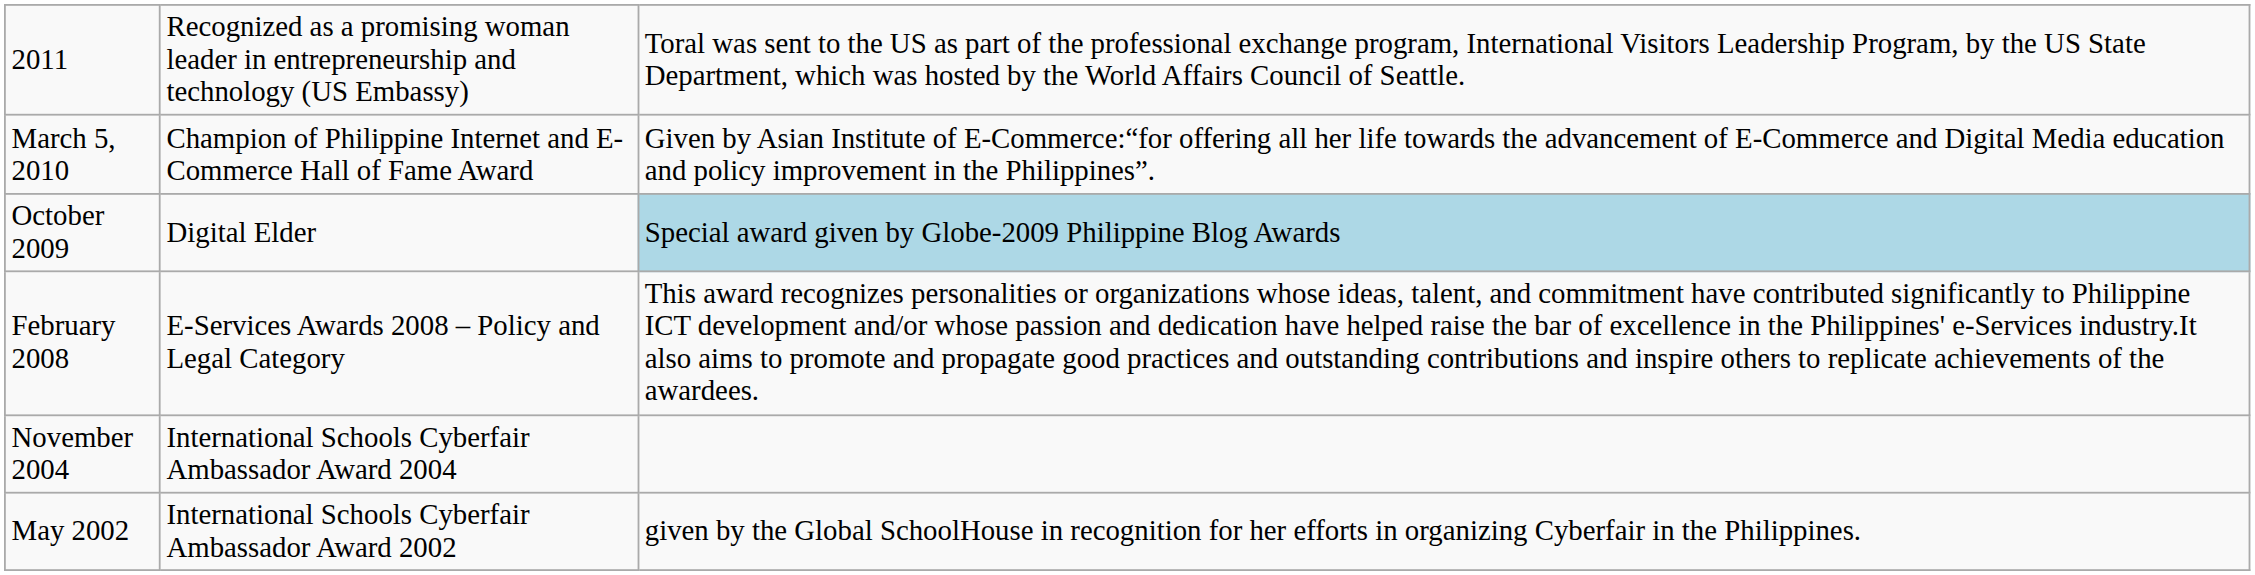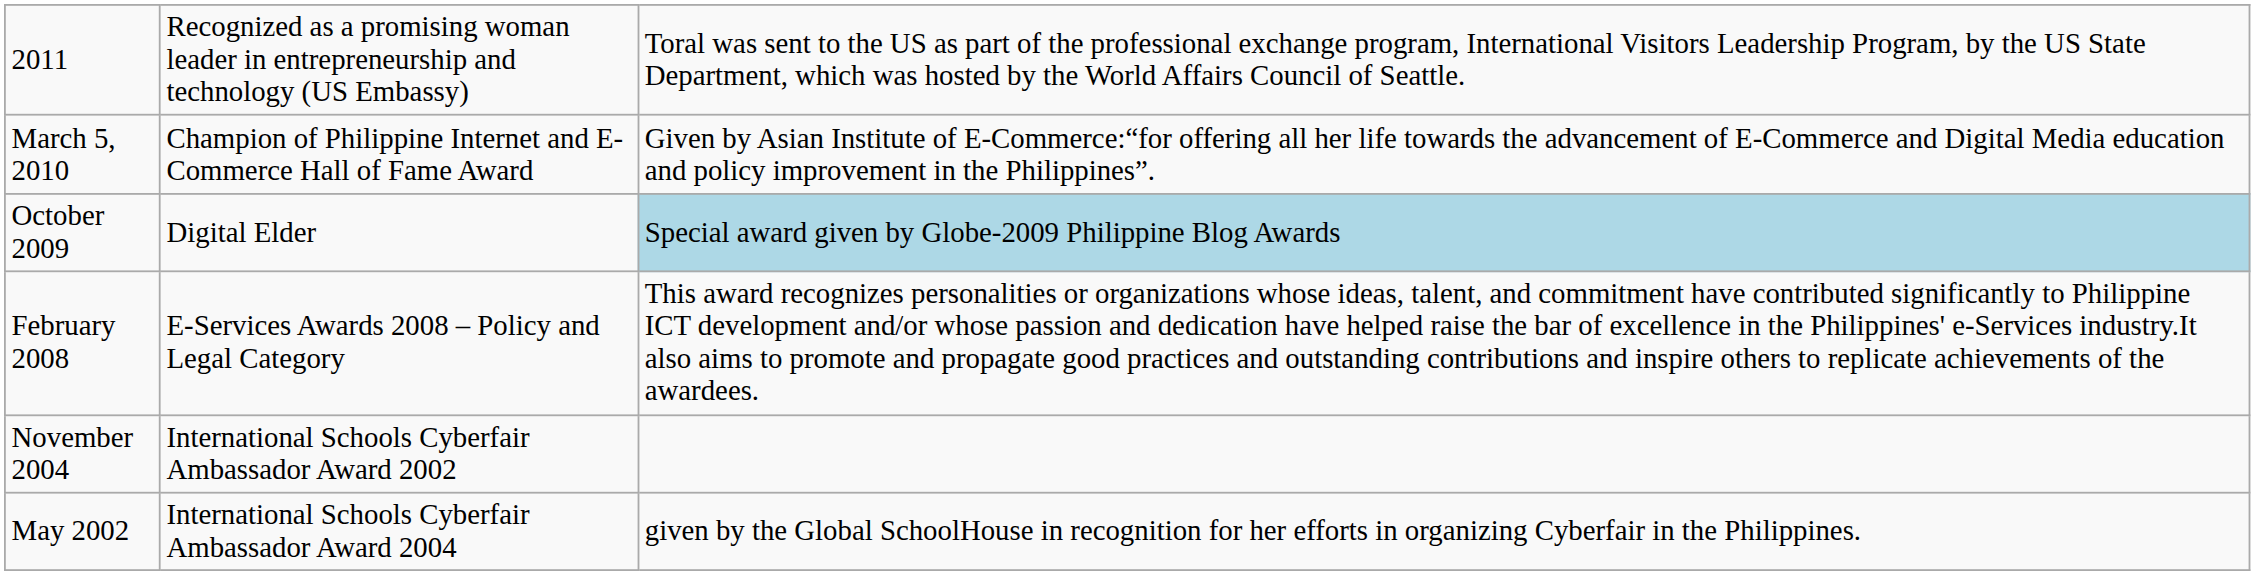(348, 453) International Schools Cyberfair Ambassador Award 2004 -> (348, 453) International Schools Cyberfair Ambassador Award 2002
(348, 531) International Schools Cyberfair Ambassador Award 2002 -> (348, 531) International Schools Cyberfair Ambassador Award 2004
